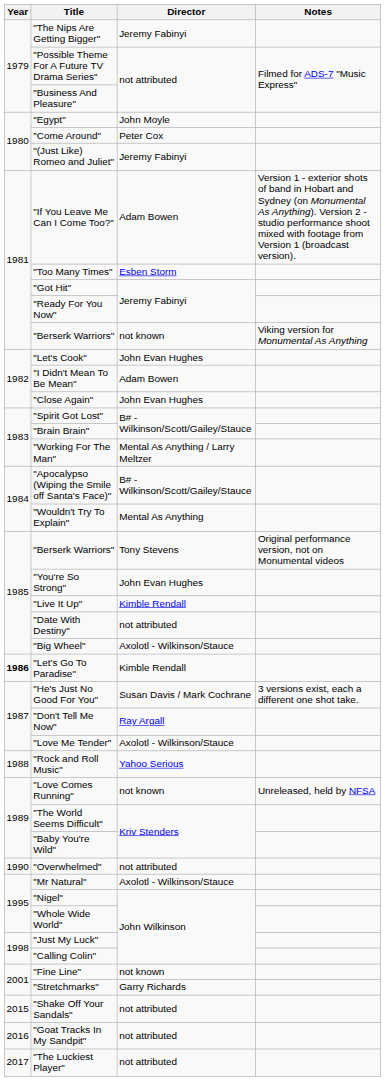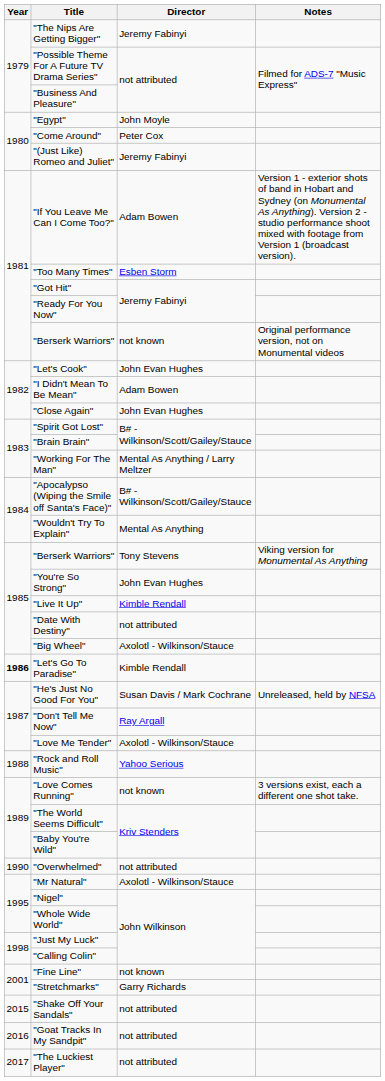(313, 336) Viking version for Monumental As Anything -> (304, 341) Original performance version, not on Monumental videos
(304, 550) Original performance version, not on Monumental videos -> (313, 555) Viking version for Monumental As Anything
(310, 694) 3 versions exist, each a different one shot take. -> (317, 694) Unreleased, held by NFSA
(317, 791) Unreleased, held by NFSA -> (310, 791) 3 versions exist, each a different one shot take.
